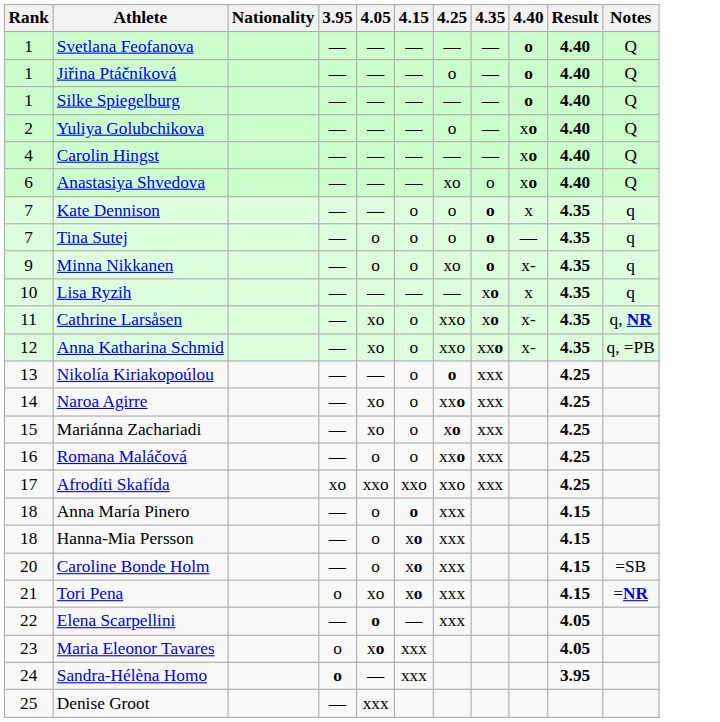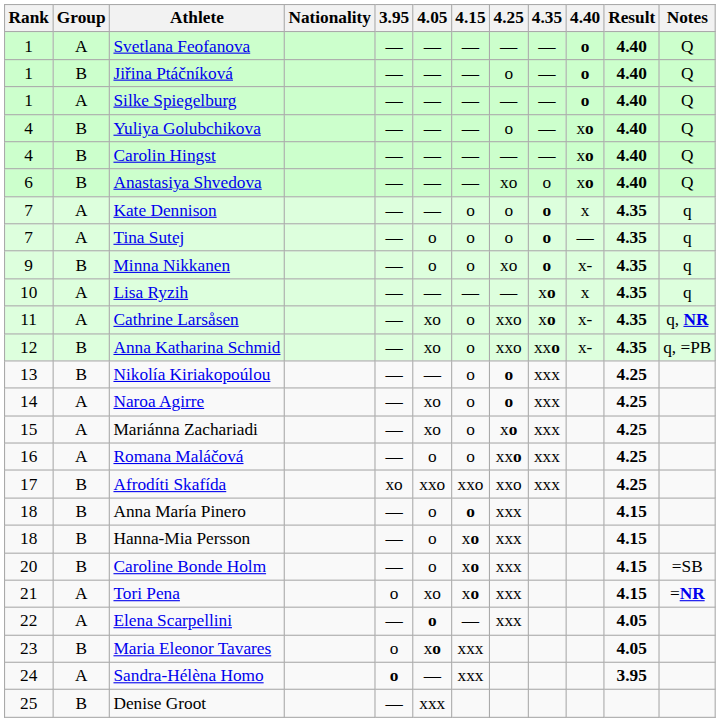+ column: (81, 18)
(29, 127) 2 -> (29, 127) 4
(452, 401) xxo -> (509, 401) o
